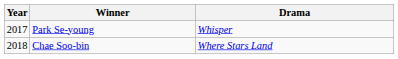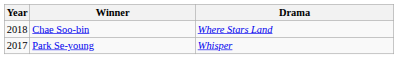rows swapped: (63, 29) <-> (61, 45)
